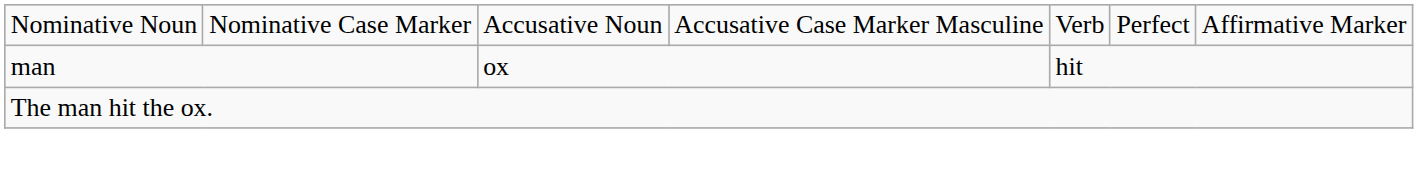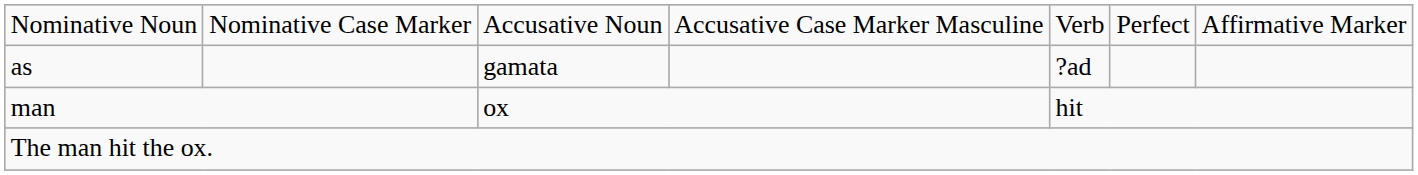+ row: (22, 66)
